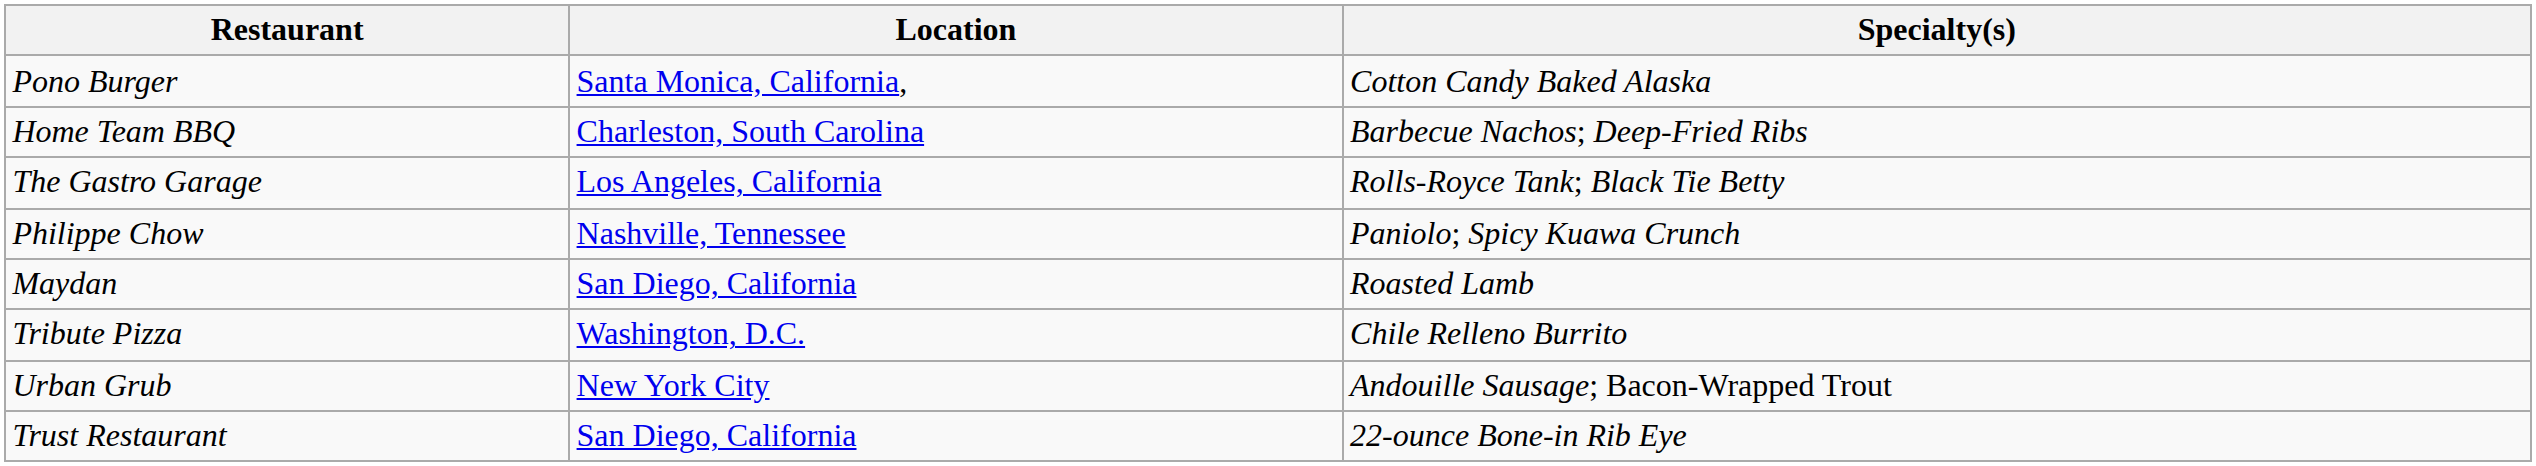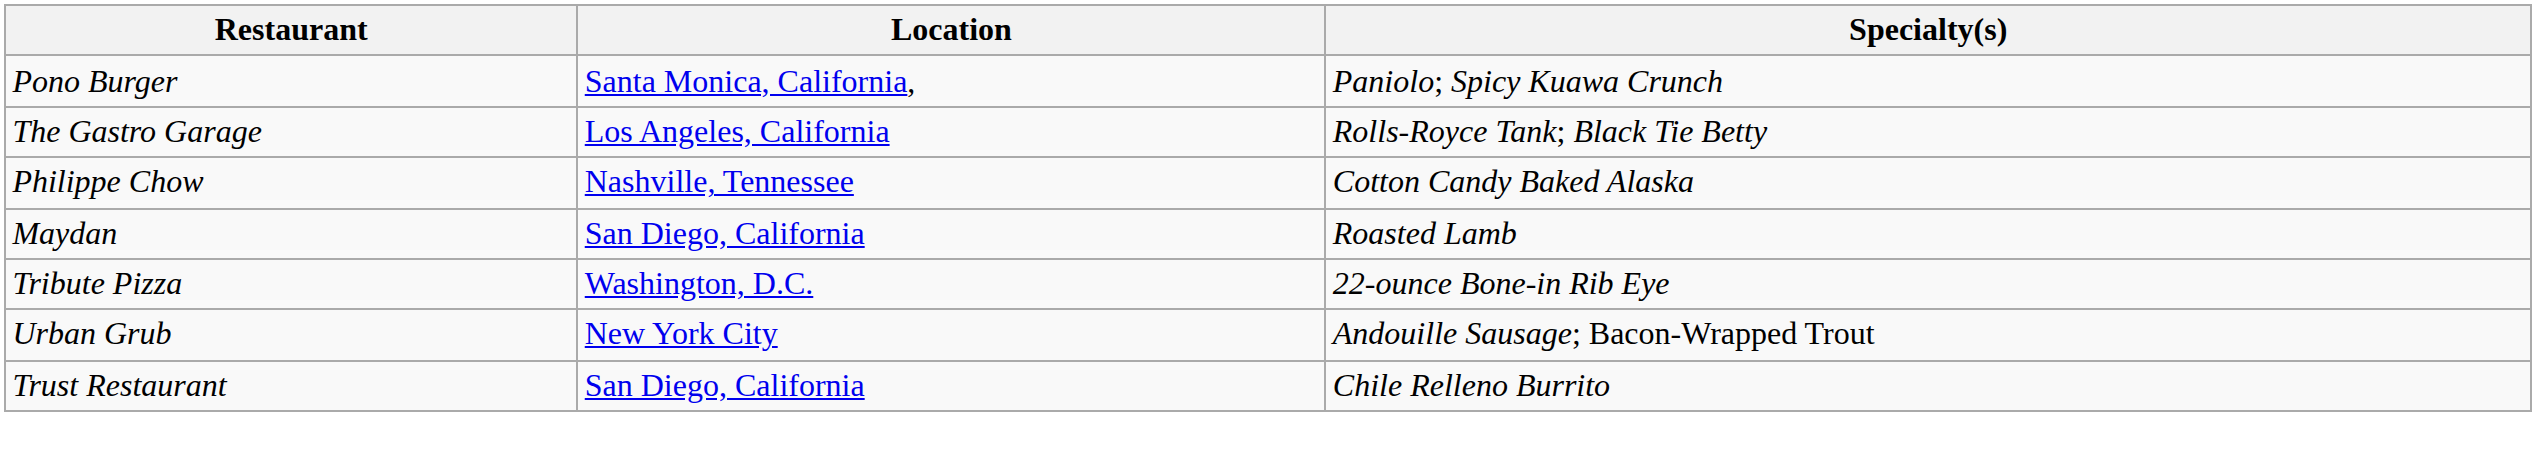(1531, 80) Cotton Candy Baked Alaska -> (1528, 80) Paniolo; Spicy Kuawa Crunch
- row: (124, 131)
(1545, 232) Paniolo; Spicy Kuawa Crunch -> (1513, 182) Cotton Candy Baked Alaska
(1489, 334) Chile Relleno Burrito -> (1501, 283) 22-ounce Bone-in Rib Eye
(1518, 435) 22-ounce Bone-in Rib Eye -> (1471, 385) Chile Relleno Burrito
